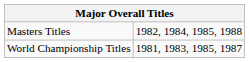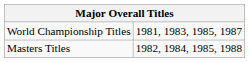rows swapped: (69, 48) <-> (39, 31)
